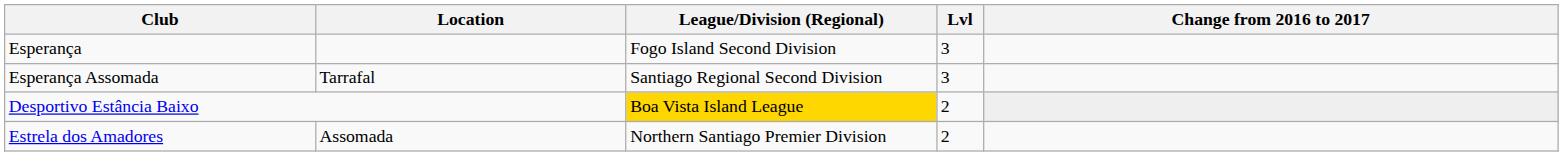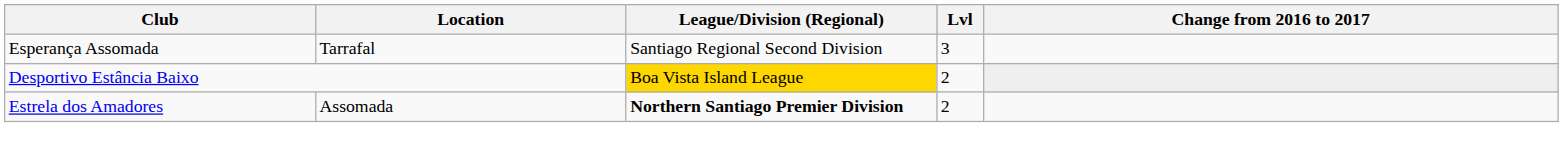- row: (45, 48)
(758, 136) normal -> (767, 107) bold
